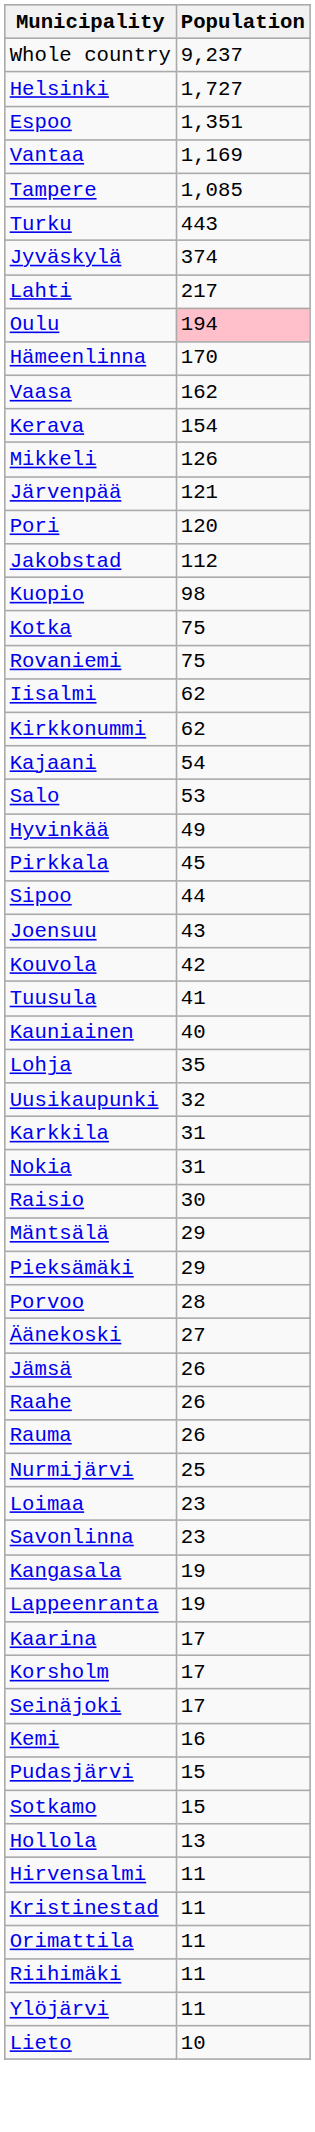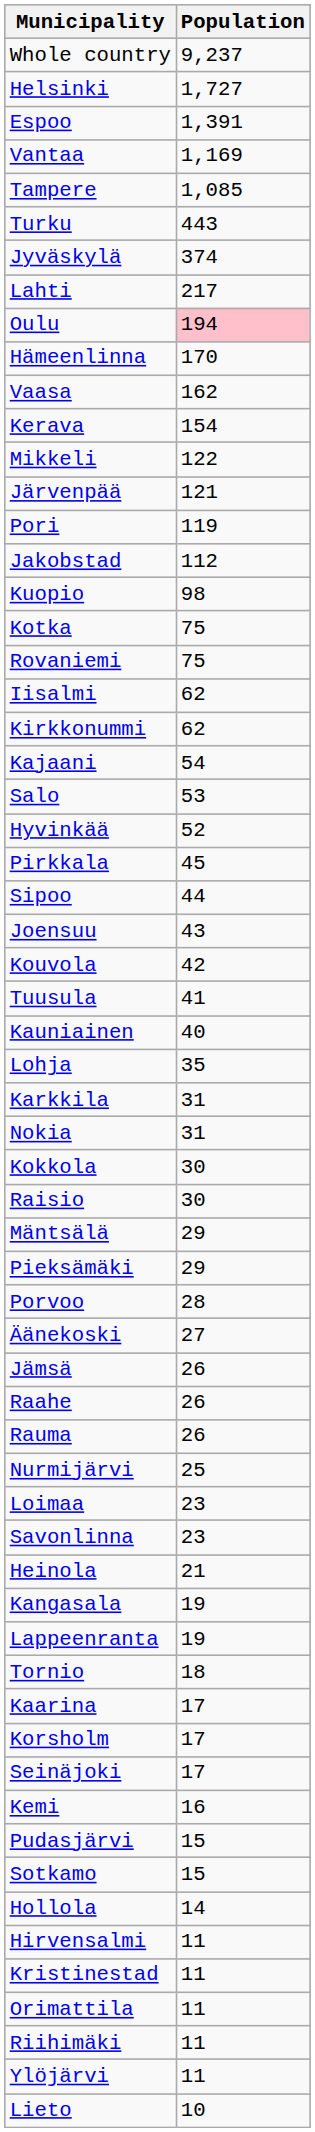(212, 123) 1,351 -> (212, 123) 1,391
(199, 460) 126 -> (199, 460) 122
(199, 527) 120 -> (199, 527) 119
(193, 830) 49 -> (193, 830) 52
- row: (84, 1100)
+ row: (53, 1167)
+ row: (53, 1571)
+ row: (47, 1672)
(193, 1841) 13 -> (193, 1908) 14
